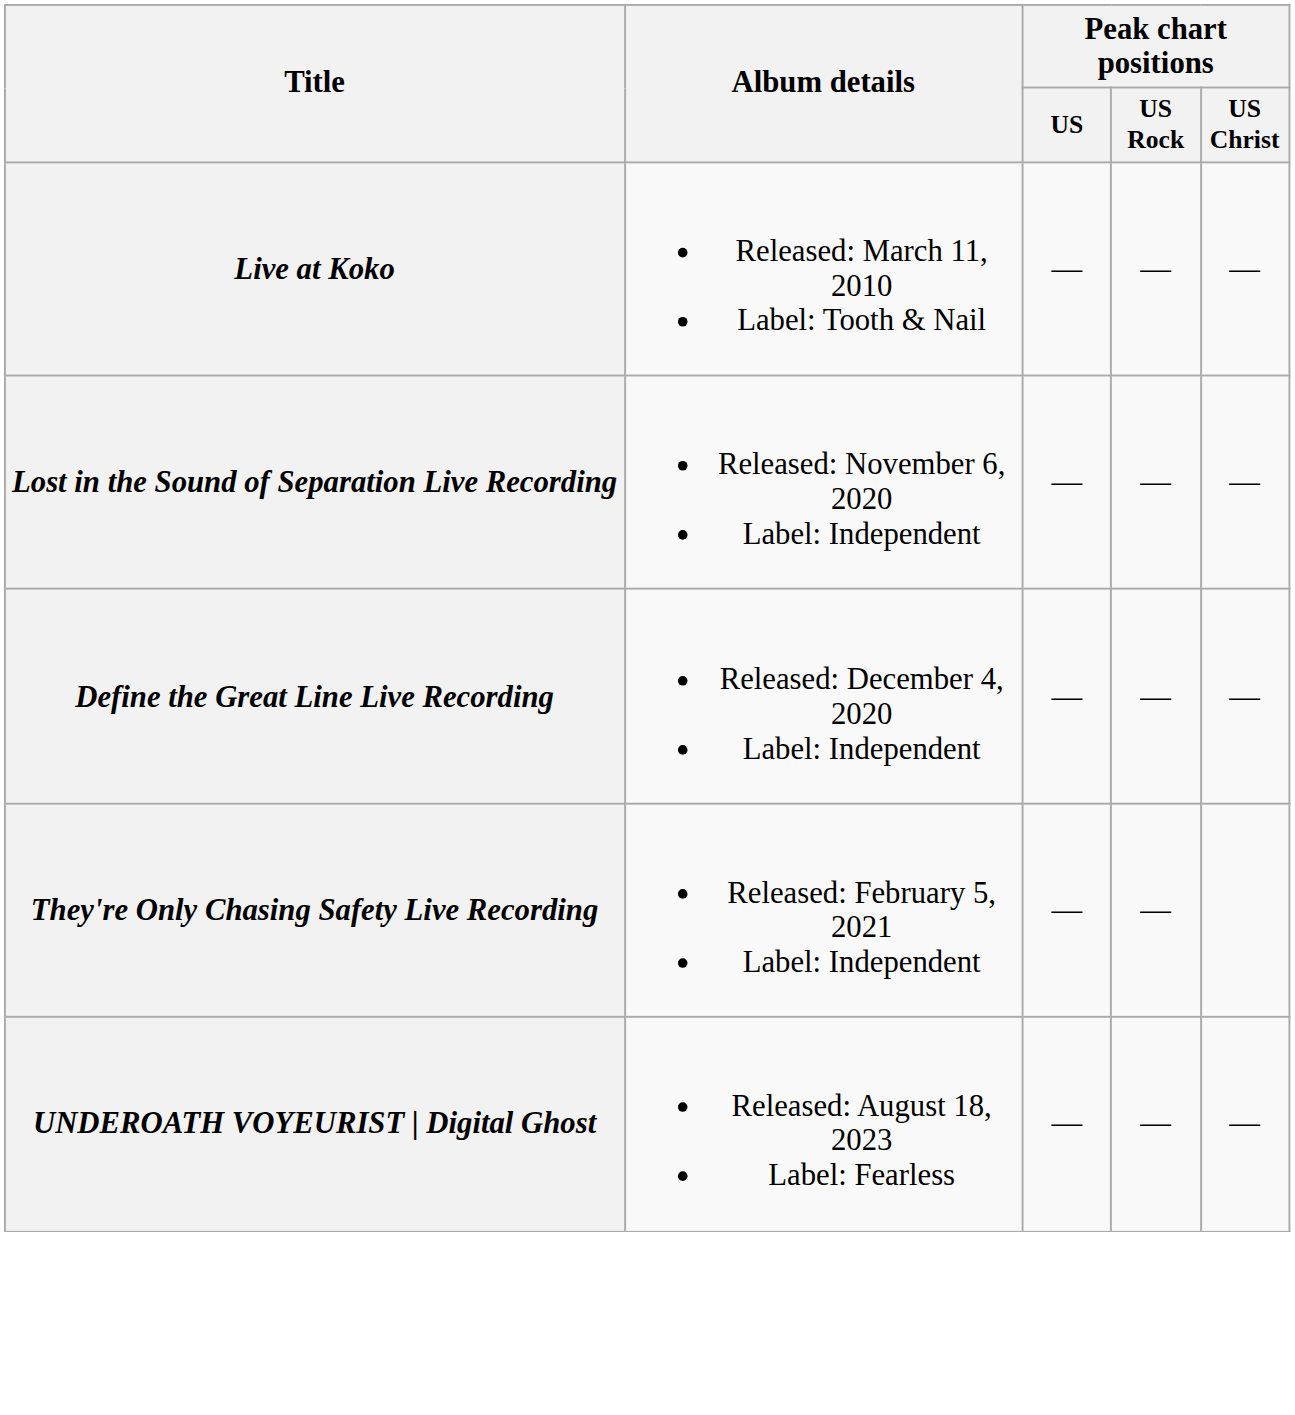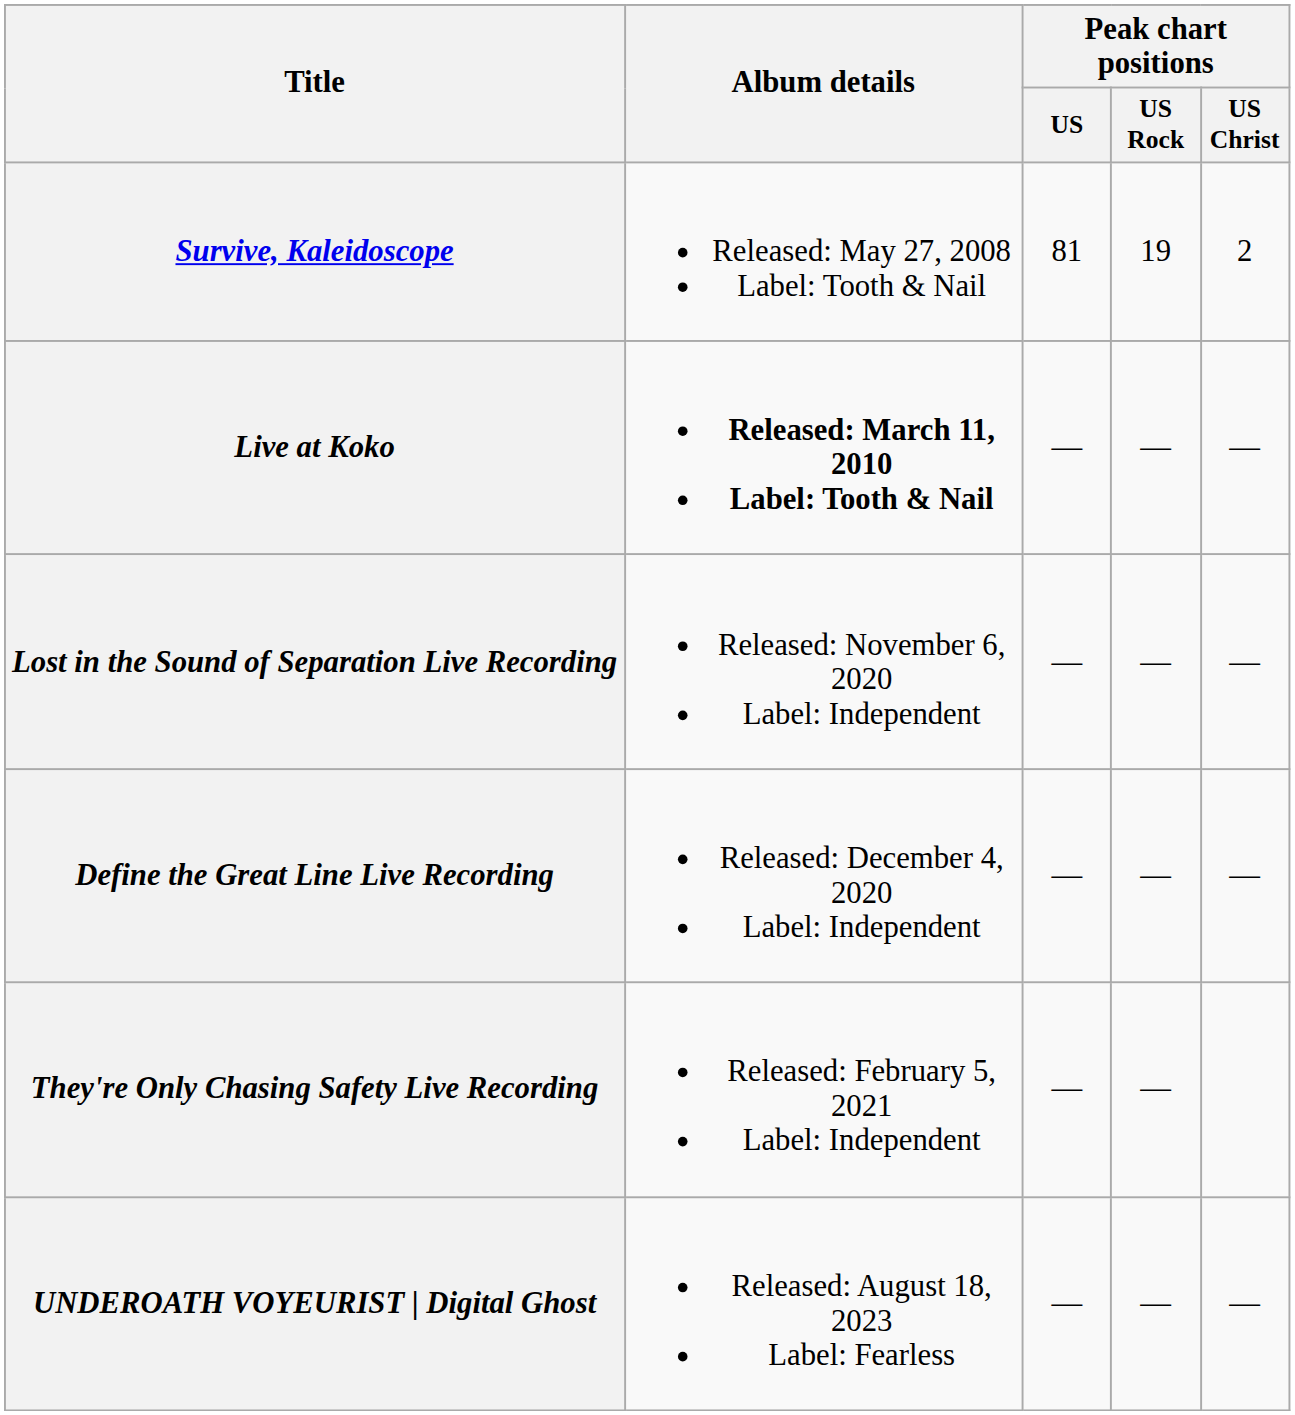+ row: (315, 250)
(823, 286) normal -> (823, 465) bold
